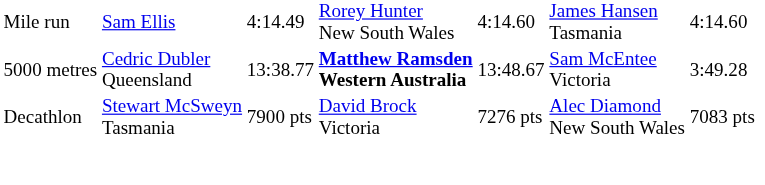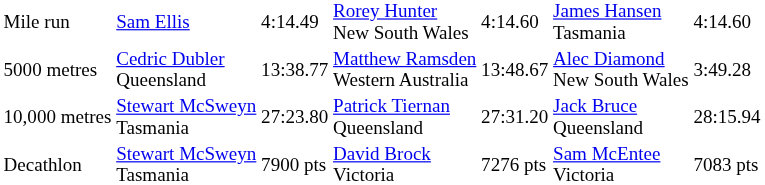(396, 69) bold -> (405, 69) normal
(603, 69) Sam McEntee Victoria -> (621, 69) Alec Diamond New South Wales
+ row: (58, 117)
(617, 117) Alec Diamond New South Wales -> (607, 164) Sam McEntee Victoria
